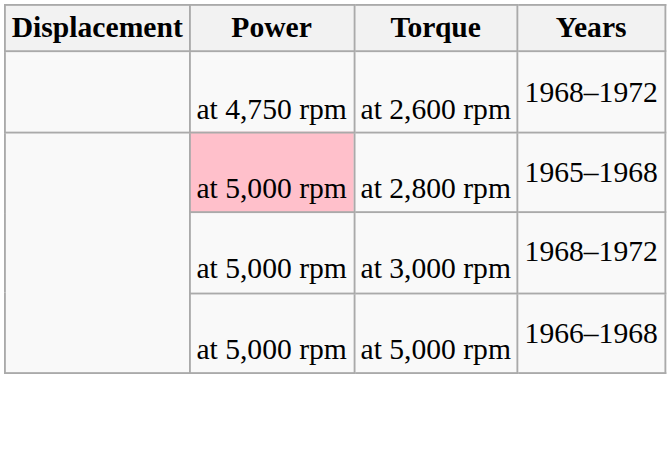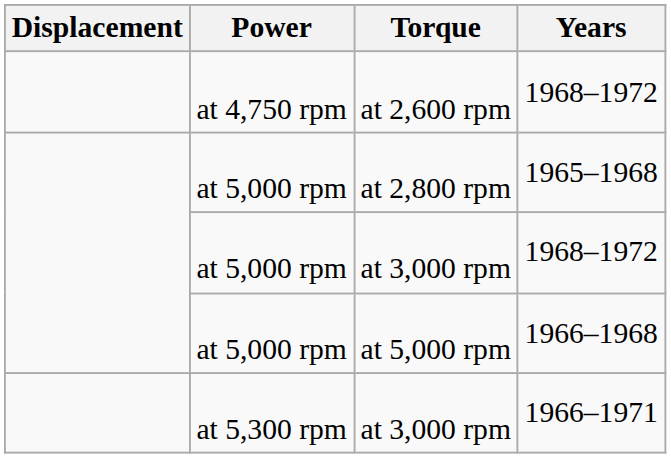(272, 188) pink background -> (272, 188) no background
+ row: (436, 429)
